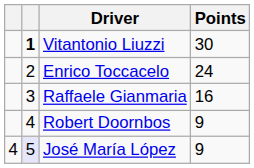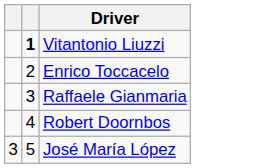- column: (220, 17)
(13, 149) 4 -> (13, 149) 3
(30, 149) lavender background -> (30, 149) no background
